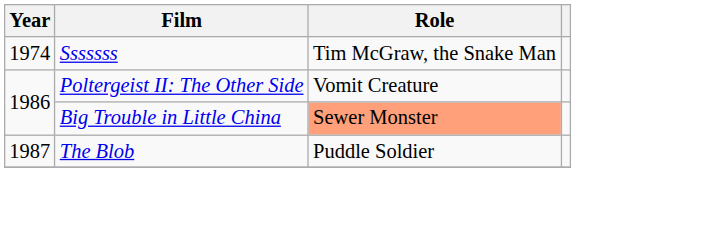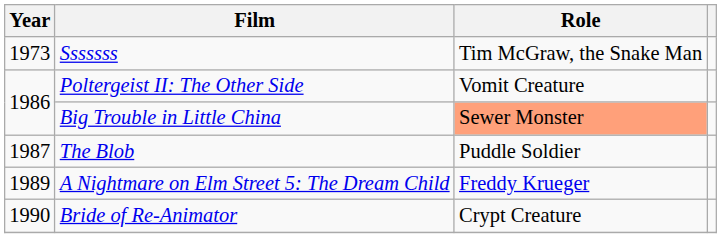(30, 53) 1974 -> (30, 53) 1973
+ row: (255, 183)
+ row: (148, 215)
